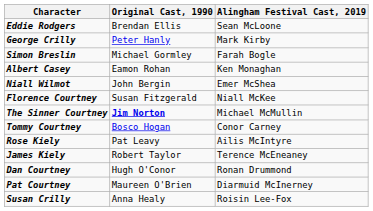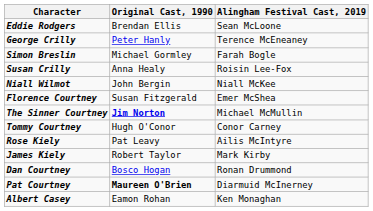(244, 40) Mark Kirby -> (262, 40) Terence McEneaney
rows swapped: (38, 199) <-> (38, 69)
(246, 84) Emer McShea -> (246, 84) Niall McKee
(246, 98) Niall McKee -> (246, 98) Emer McShea
(141, 127) Bosco Hogan -> (144, 127) Hugh O'Conor
(262, 156) Terence McEneaney -> (244, 156) Mark Kirby
(144, 170) Hugh O'Conor -> (141, 170) Bosco Hogan
(152, 184) normal -> (152, 184) bold
